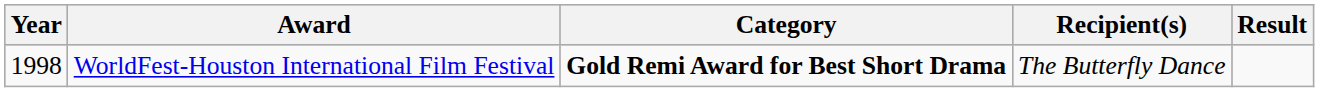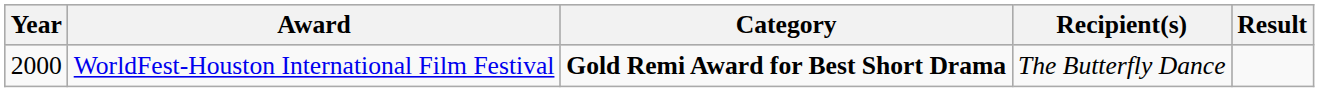(36, 65) 1998 -> (36, 65) 2000
